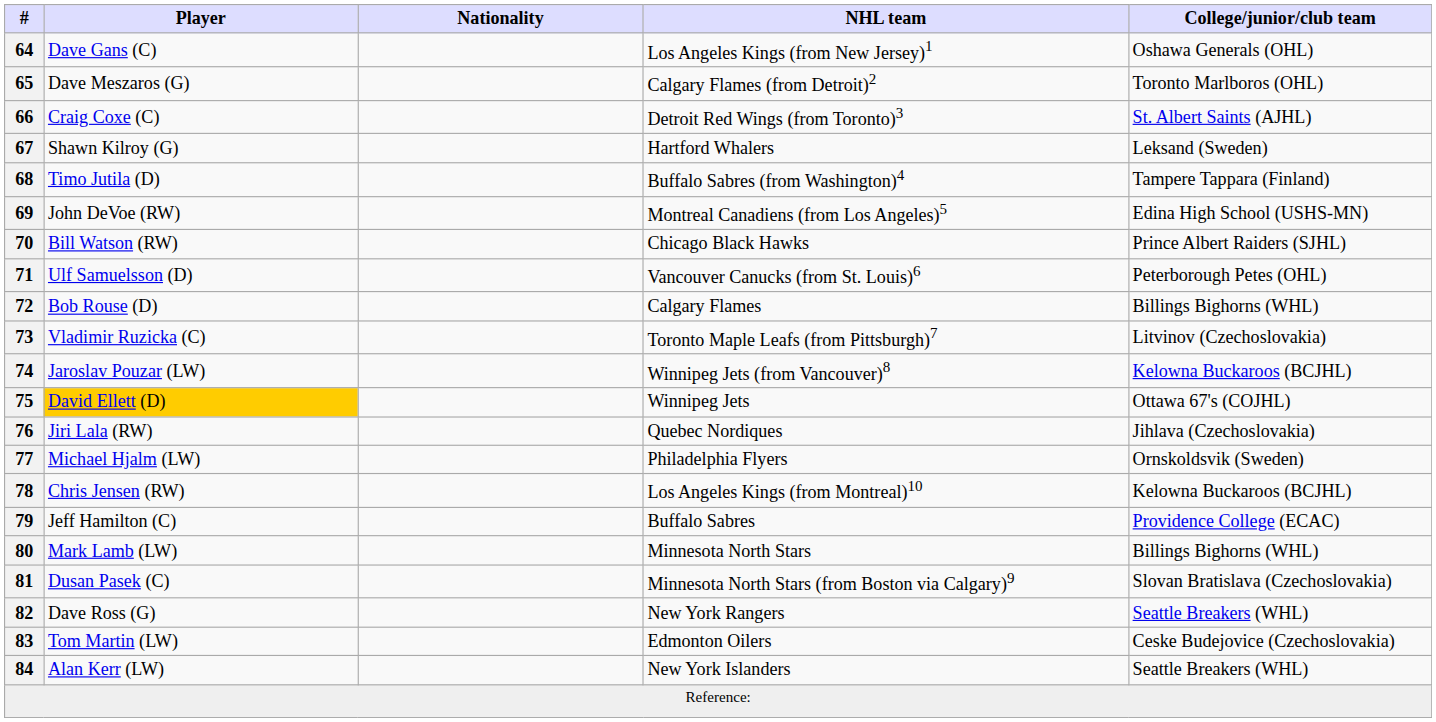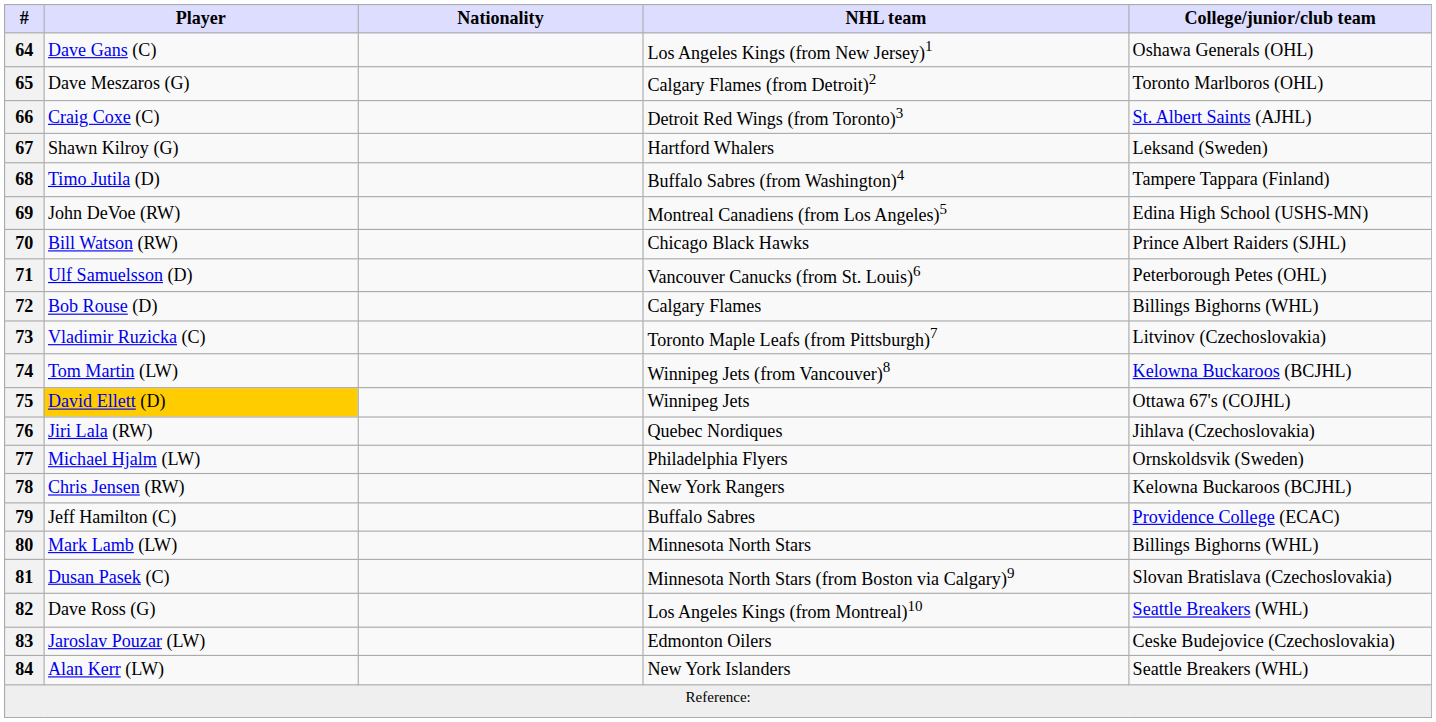(127, 370) Jaroslav Pouzar (LW) -> (113, 370) Tom Martin (LW)
(785, 490) Los Angeles Kings (from Montreal)10 -> (716, 488) New York Rangers
(716, 612) New York Rangers -> (785, 610) Los Angeles Kings (from Montreal)10
(113, 641) Tom Martin (LW) -> (127, 641) Jaroslav Pouzar (LW)
